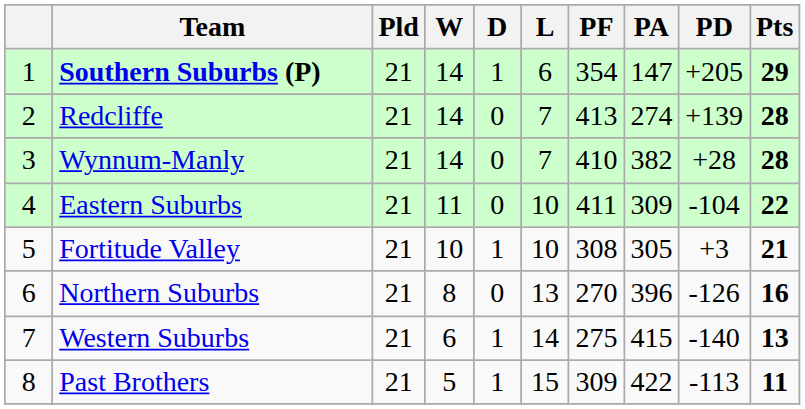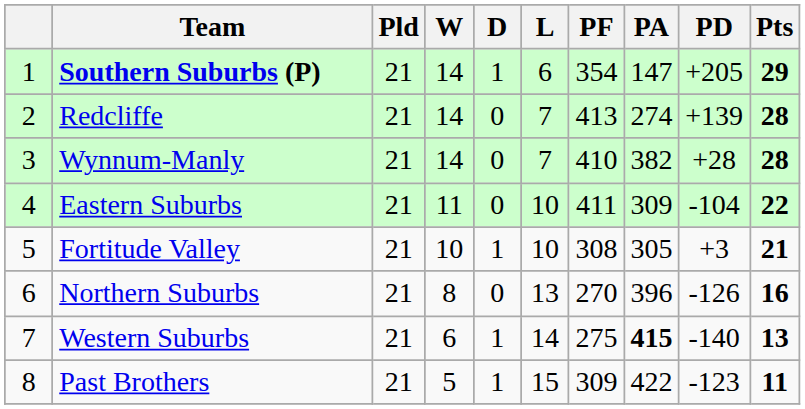(651, 337) normal -> (651, 337) bold
(714, 381) -113 -> (714, 381) -123
